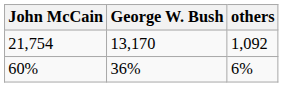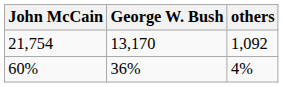(242, 69) 6% -> (242, 69) 4%
